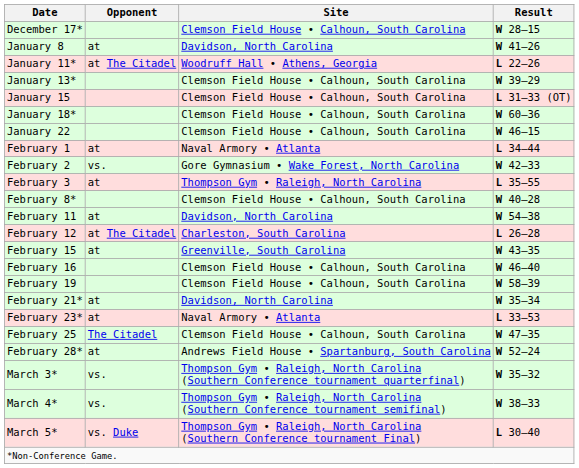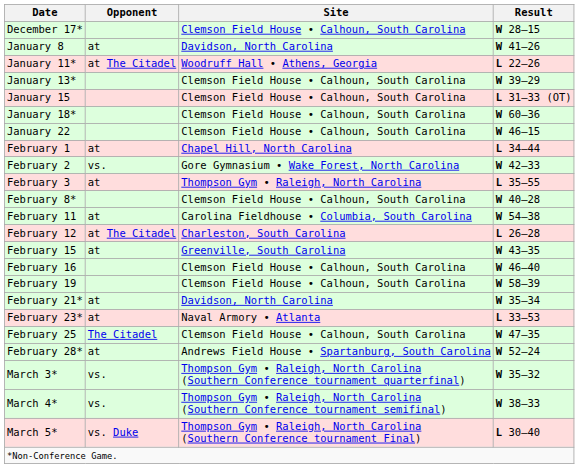(251, 149) Naval Armory • Atlanta -> (267, 149) Chapel Hill, North Carolina
(257, 217) Davidson, North Carolina -> (327, 217) Carolina Fieldhouse • Columbia, South Carolina
